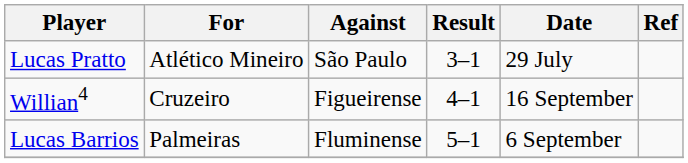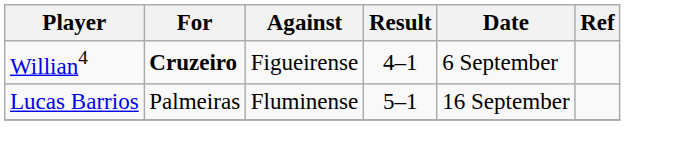- row: (68, 59)
(190, 98) normal -> (193, 62) bold
(569, 98) 16 September -> (500, 62) 6 September
(563, 138) 6 September -> (506, 102) 16 September
